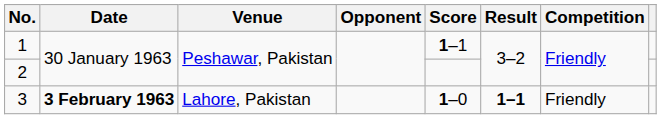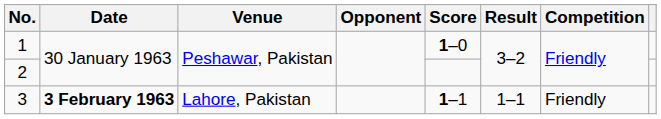(453, 45) 1–1 -> (453, 45) 1–0
(453, 99) 1–0 -> (453, 99) 1–1
(511, 99) bold -> (511, 99) normal
